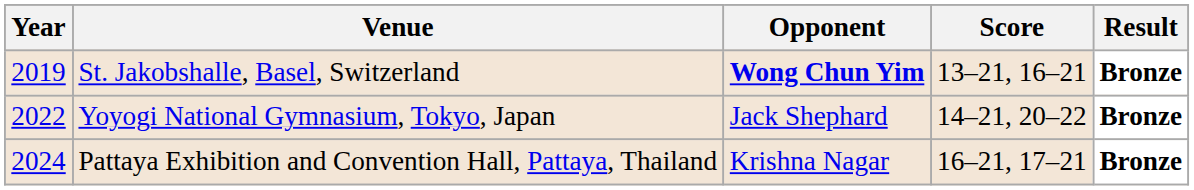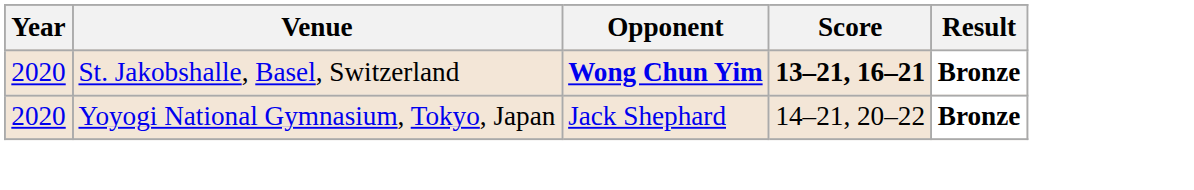(39, 72) 2019 -> (39, 72) 2020
(1012, 72) normal -> (850, 72) bold
(39, 117) 2022 -> (39, 117) 2020
- row: (398, 161)
